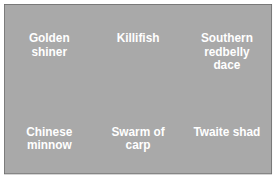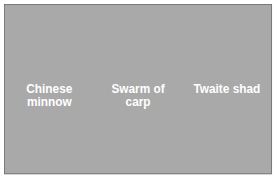- row: (49, 45)
